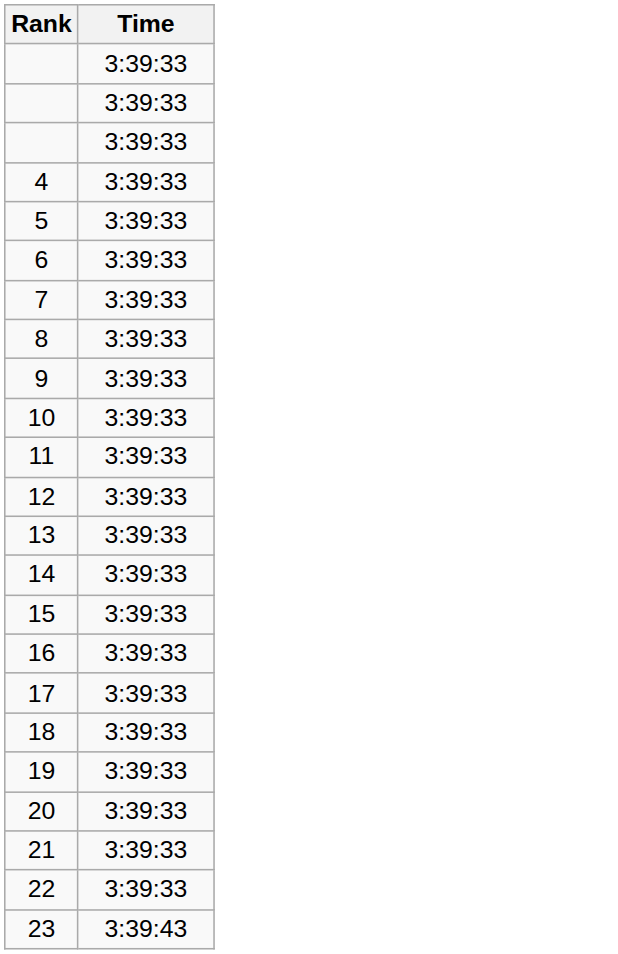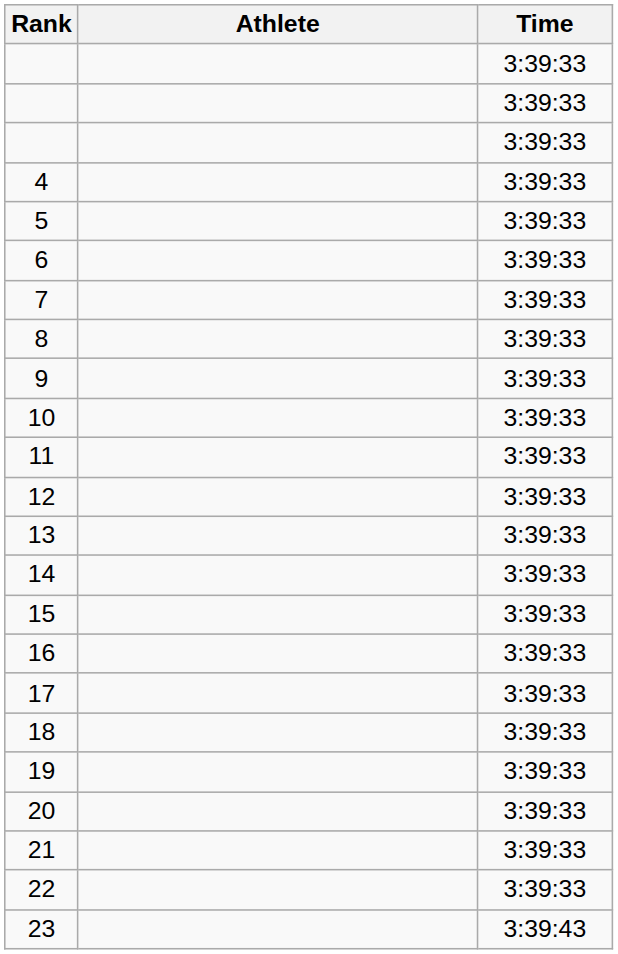+ column: (278, 24)
